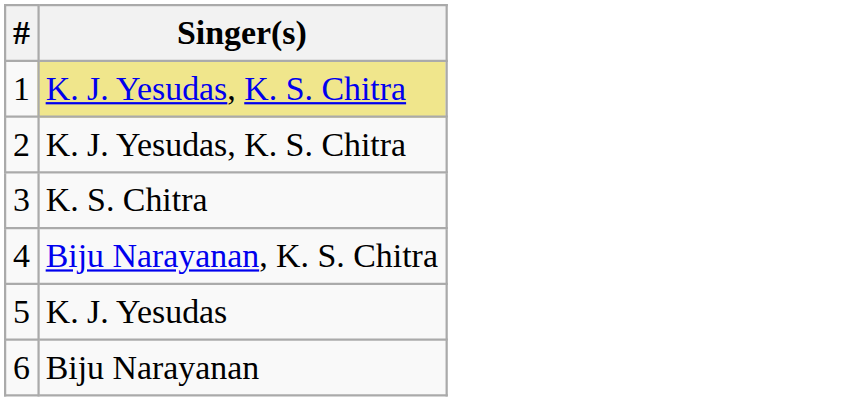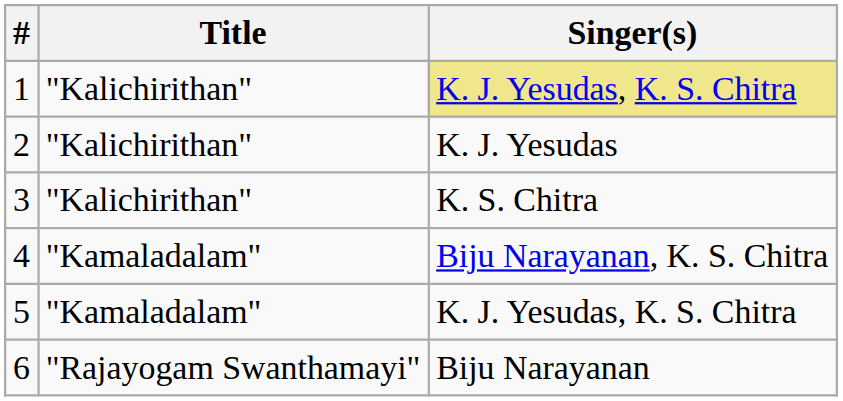+ column: (233, 32)
(226, 144) K. J. Yesudas, K. S. Chitra -> (527, 144) K. J. Yesudas
(136, 312) K. J. Yesudas -> (616, 312) K. J. Yesudas, K. S. Chitra
